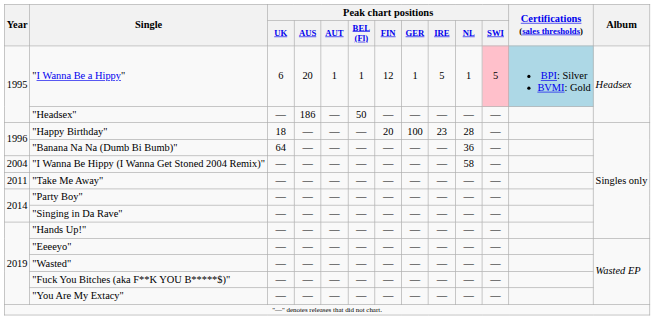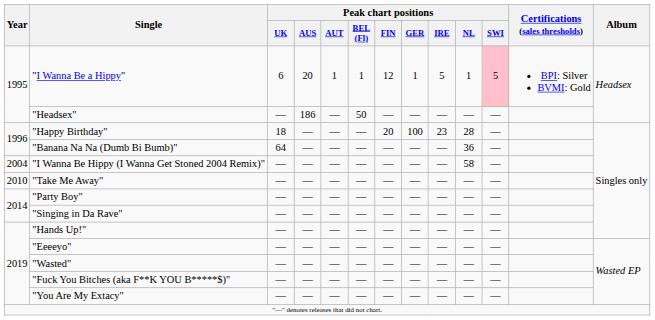(551, 82) lightblue background -> (551, 82) no background
(17, 180) 2011 -> (17, 180) 2010
